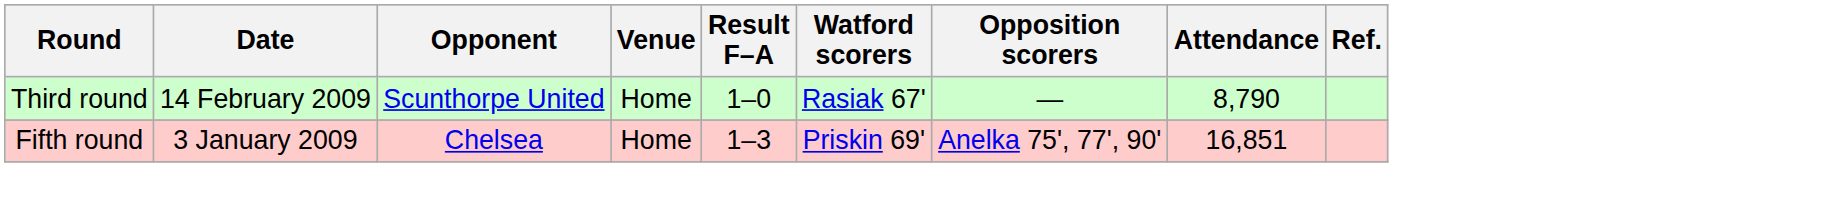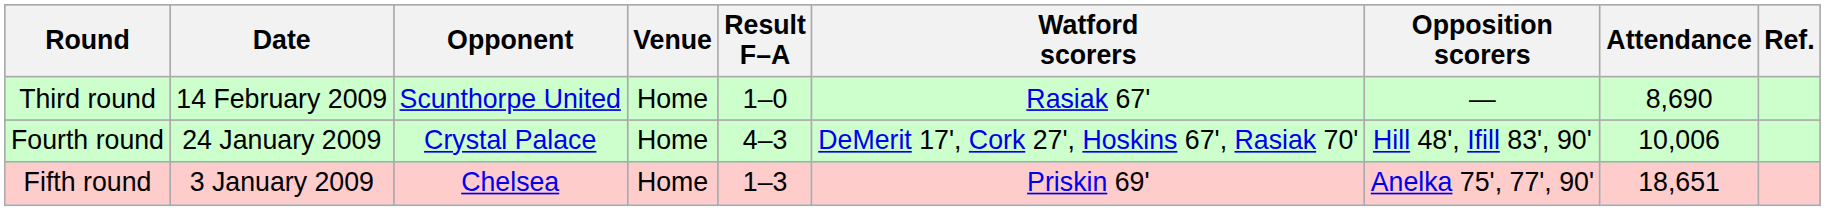(1246, 98) 8,790 -> (1679, 98) 8,690
+ row: (87, 140)
(1246, 140) 16,851 -> (1679, 182) 18,651
